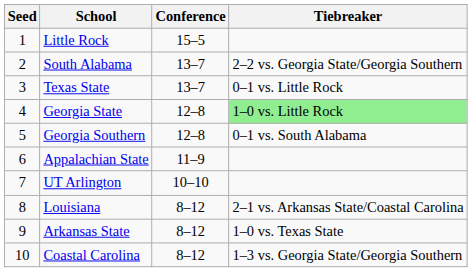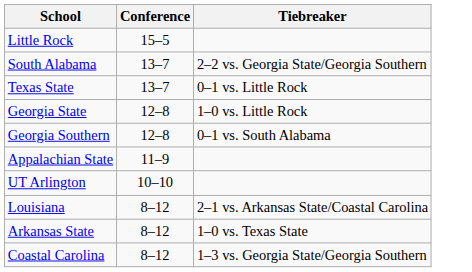- column: (22, 16)
(288, 111) lightgreen background -> (252, 111) no background
